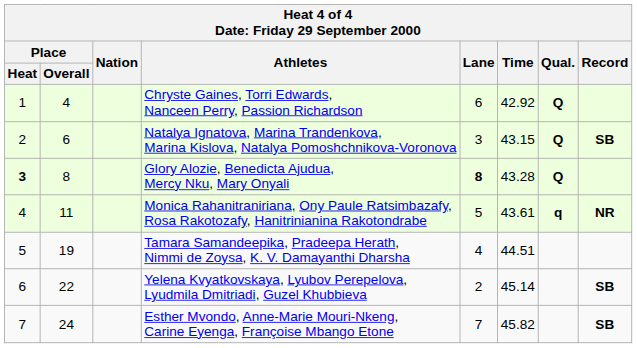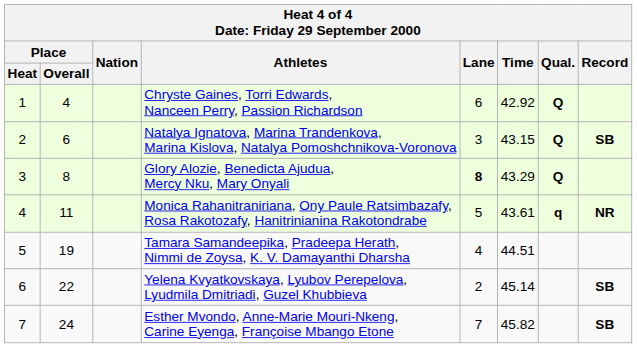(22, 176) bold -> (22, 176) normal
(518, 176) 43.28 -> (518, 176) 43.29
